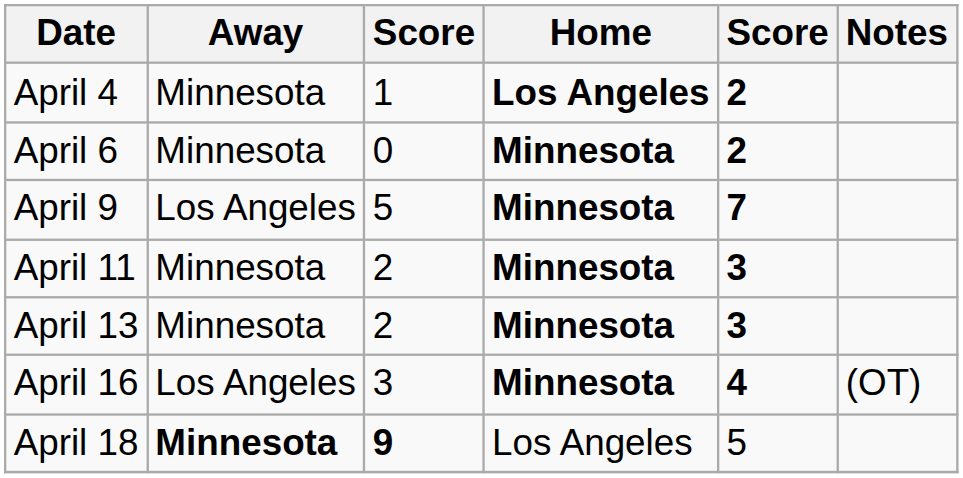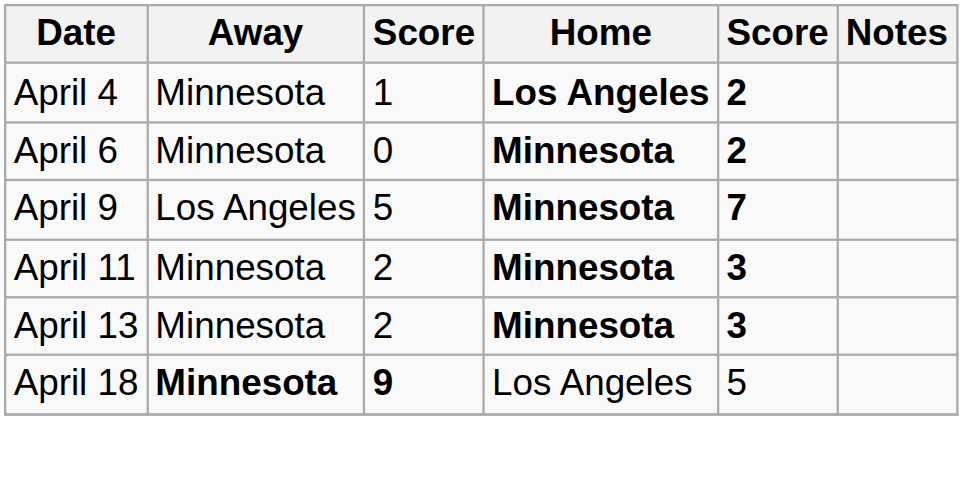- row: (76, 383)
